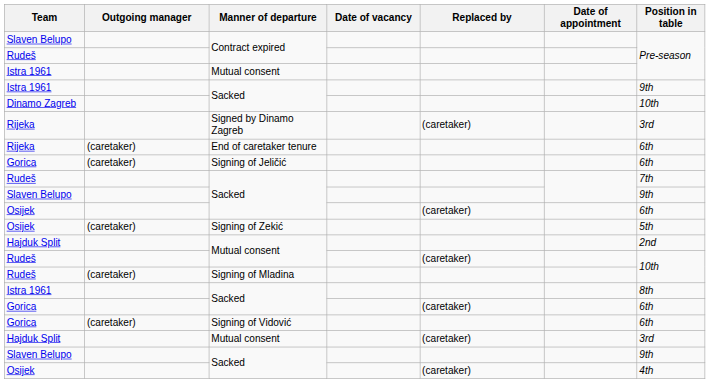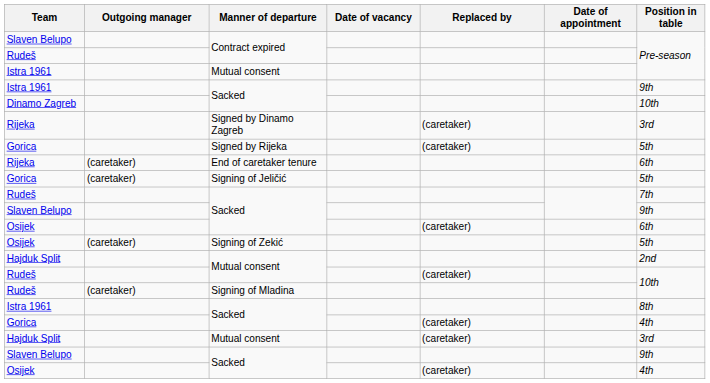+ row: (21, 147)
(646, 163) 6th -> (646, 179) 5th
(646, 306) 6th -> (646, 322) 4th
- row: (21, 322)
